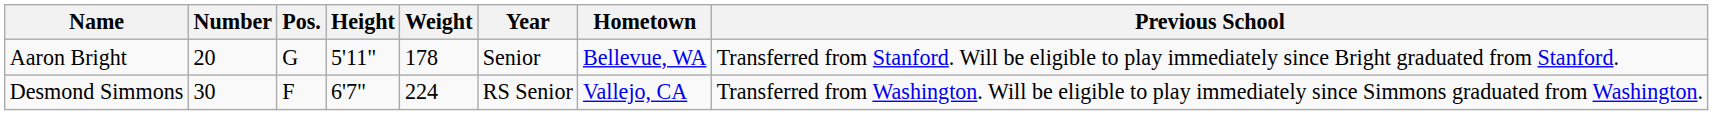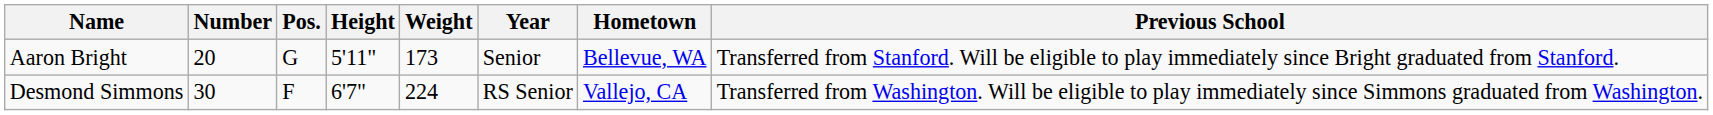(422, 57) 178 -> (422, 57) 173
